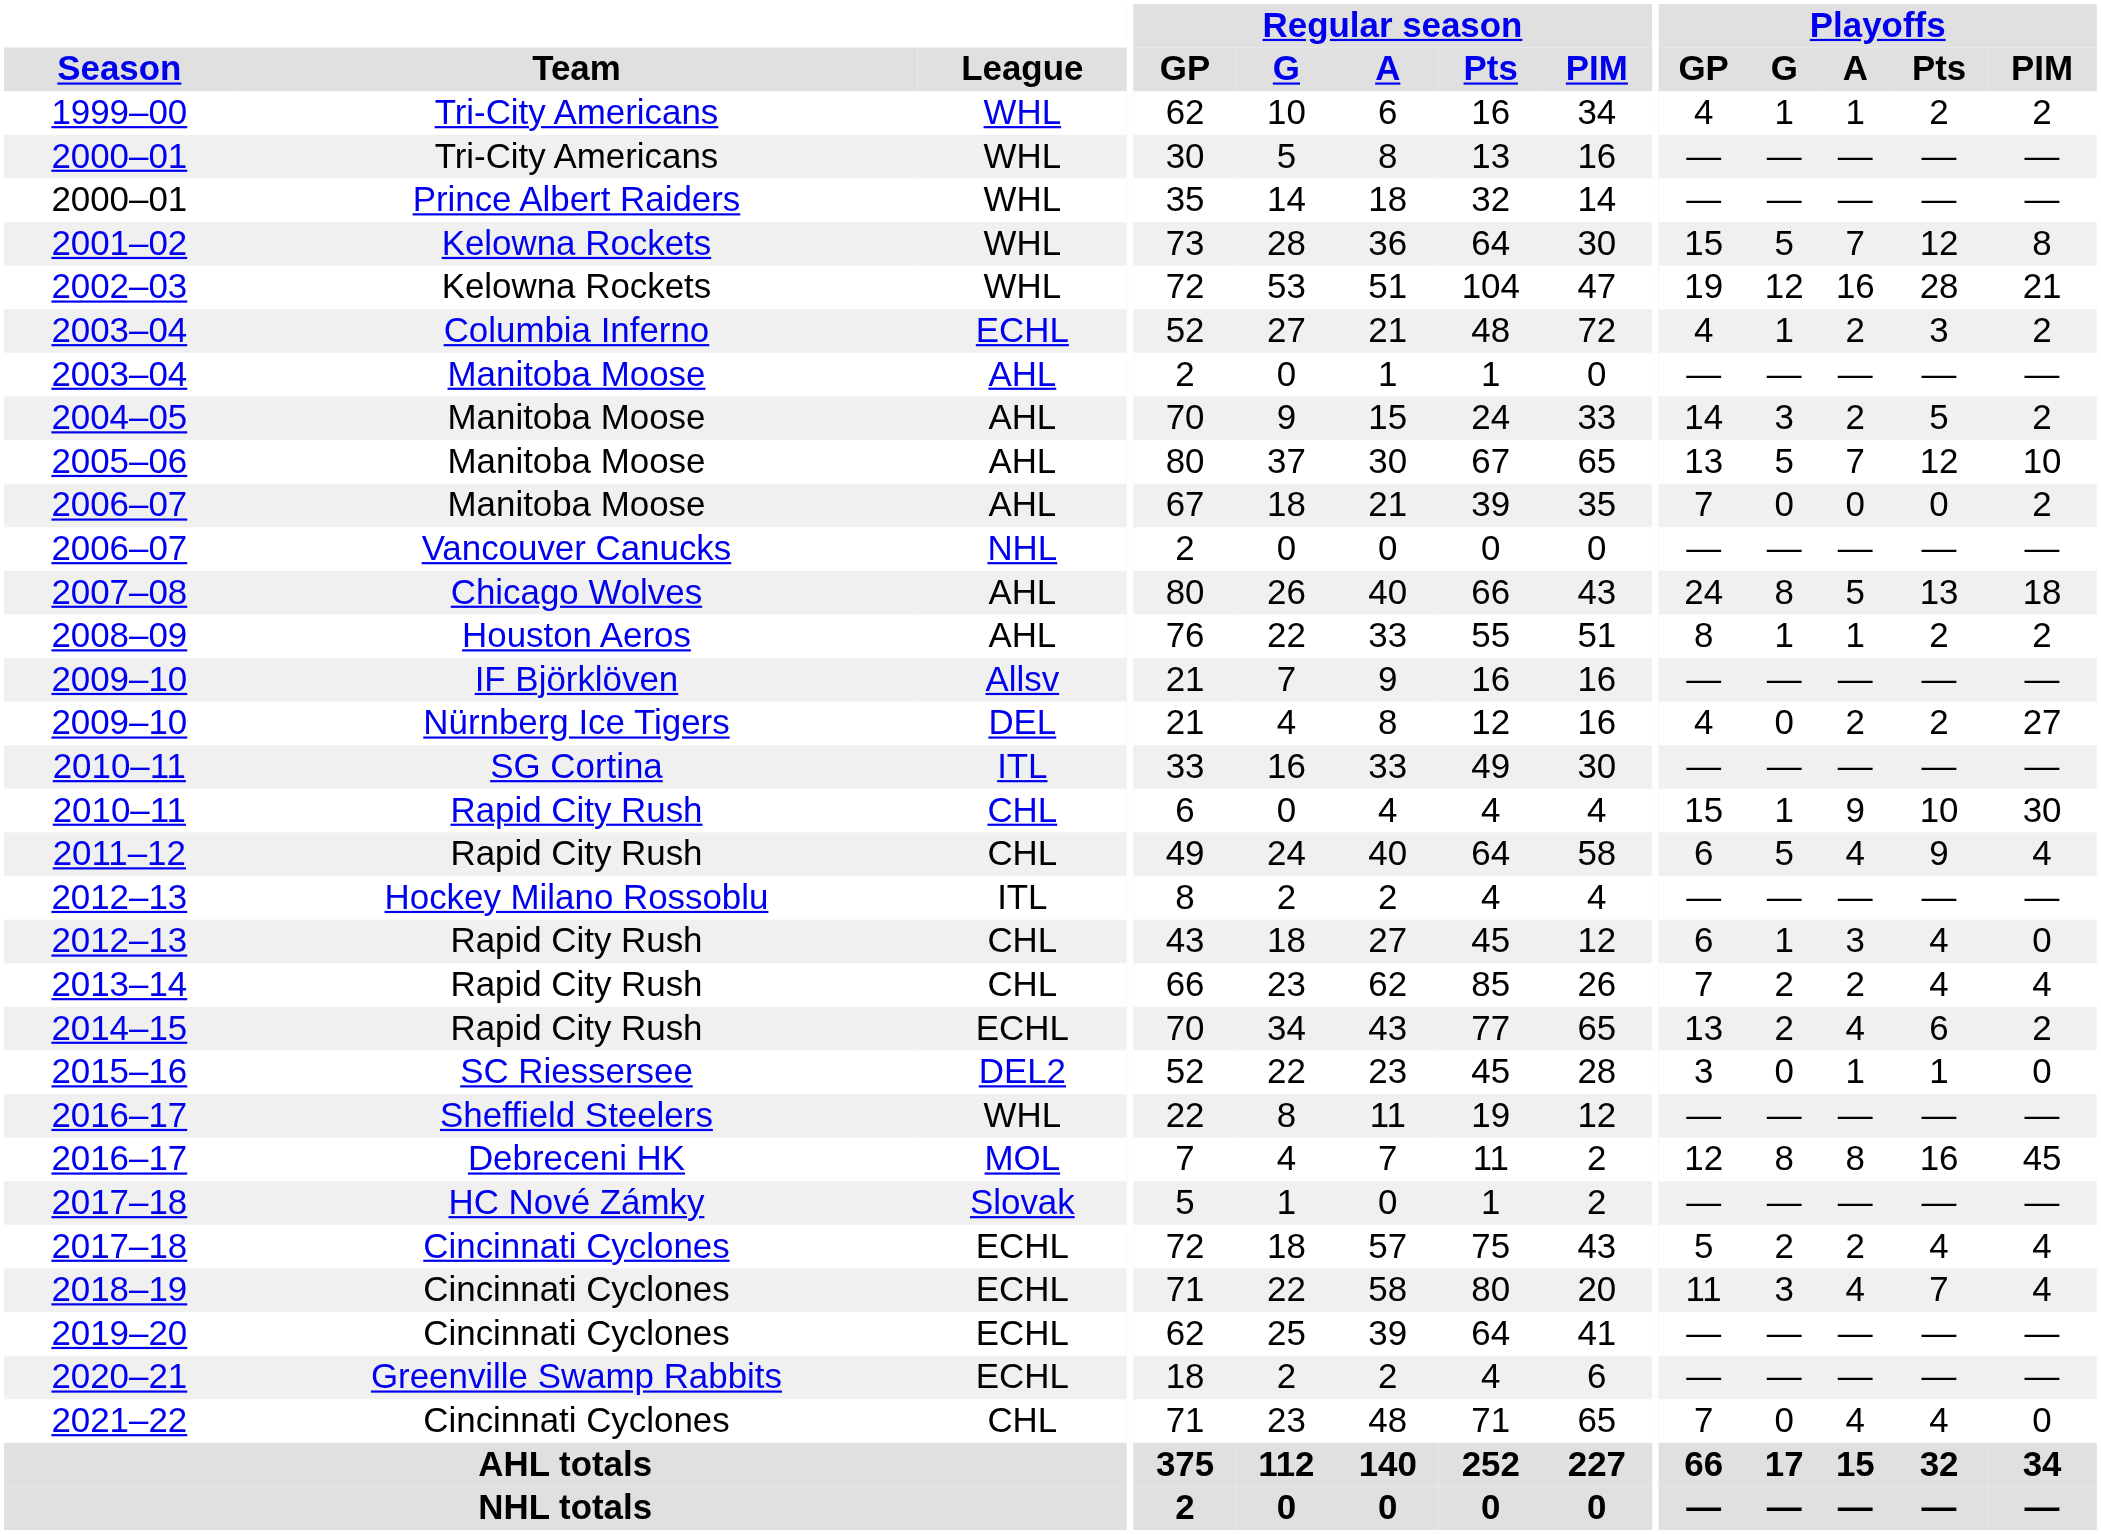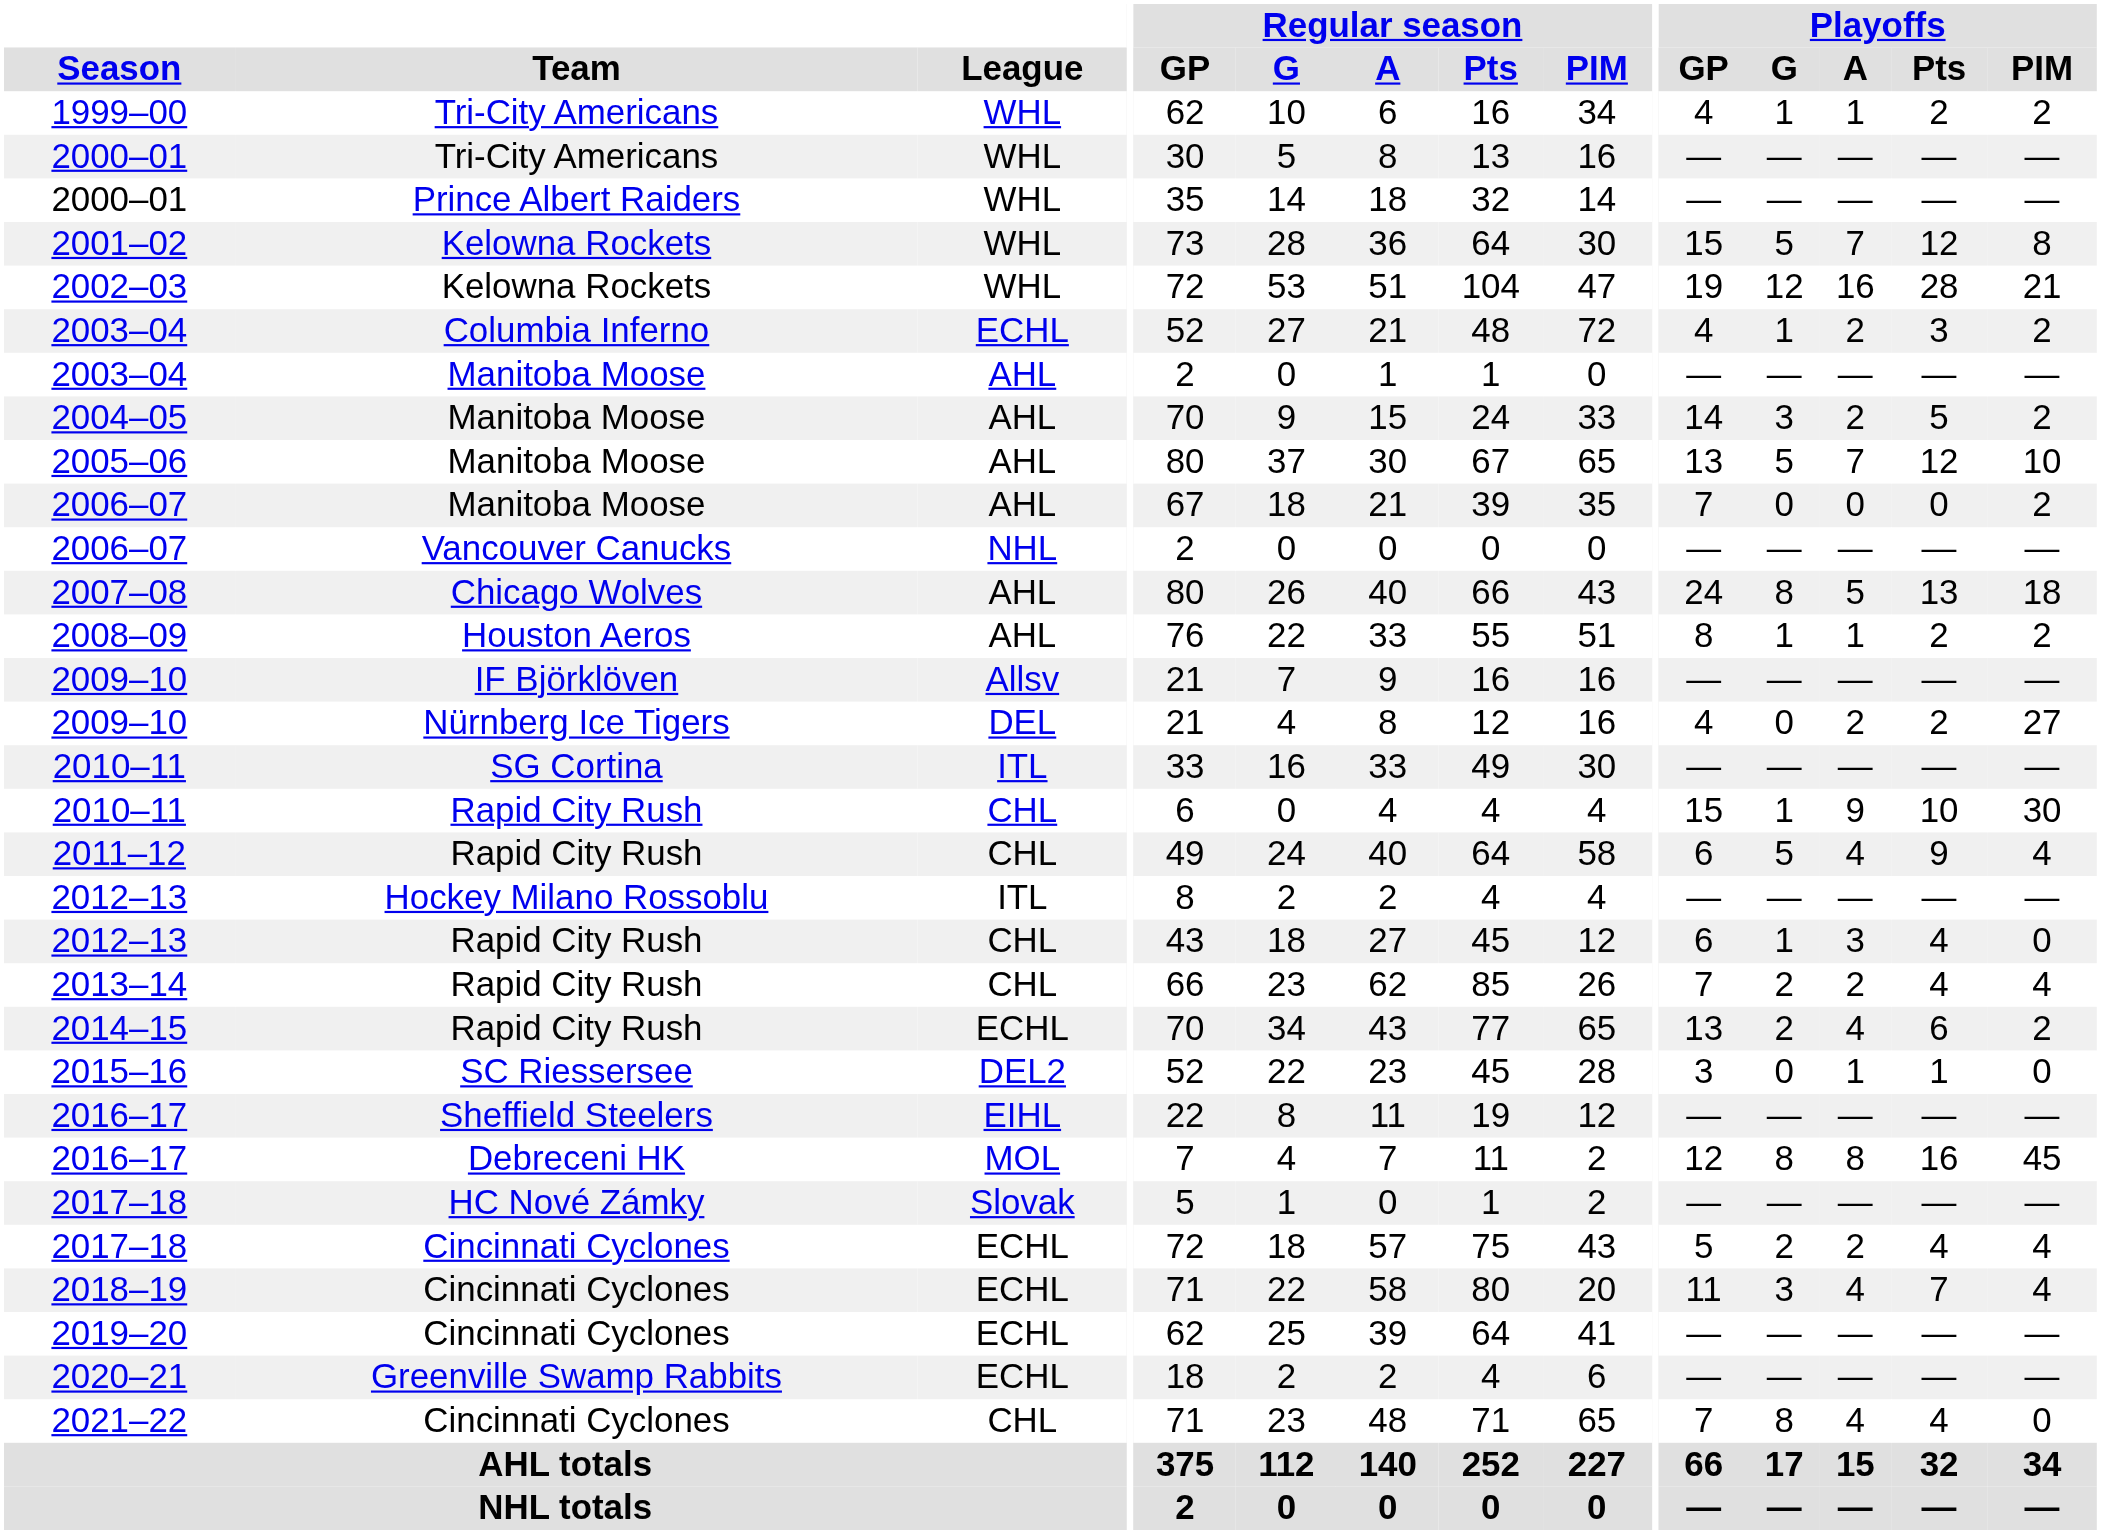(1022, 1115) WHL -> (1022, 1115) EIHL
(1784, 1420) 0 -> (1784, 1420) 8
